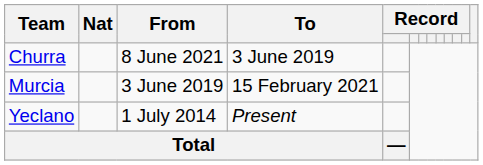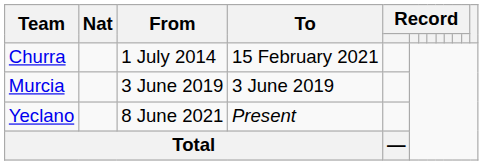(172, 57) 8 June 2021 -> (169, 57) 1 July 2014
(283, 57) 3 June 2019 -> (305, 57) 15 February 2021
(305, 86) 15 February 2021 -> (283, 86) 3 June 2019
(169, 116) 1 July 2014 -> (172, 116) 8 June 2021
